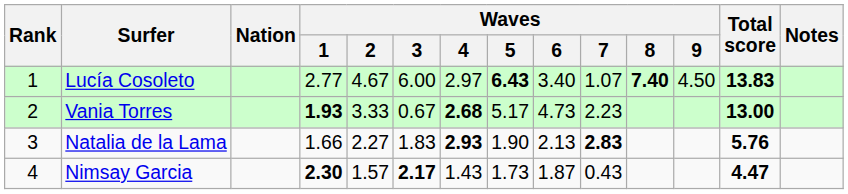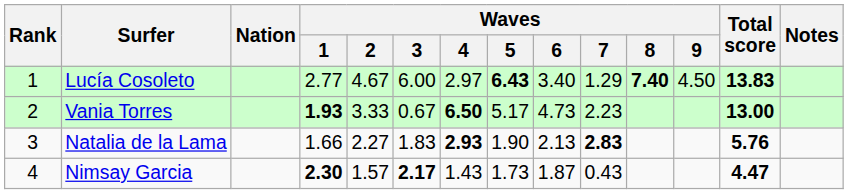(603, 81) 1.07 -> (603, 81) 1.29
(464, 111) 2.68 -> (464, 111) 6.50
